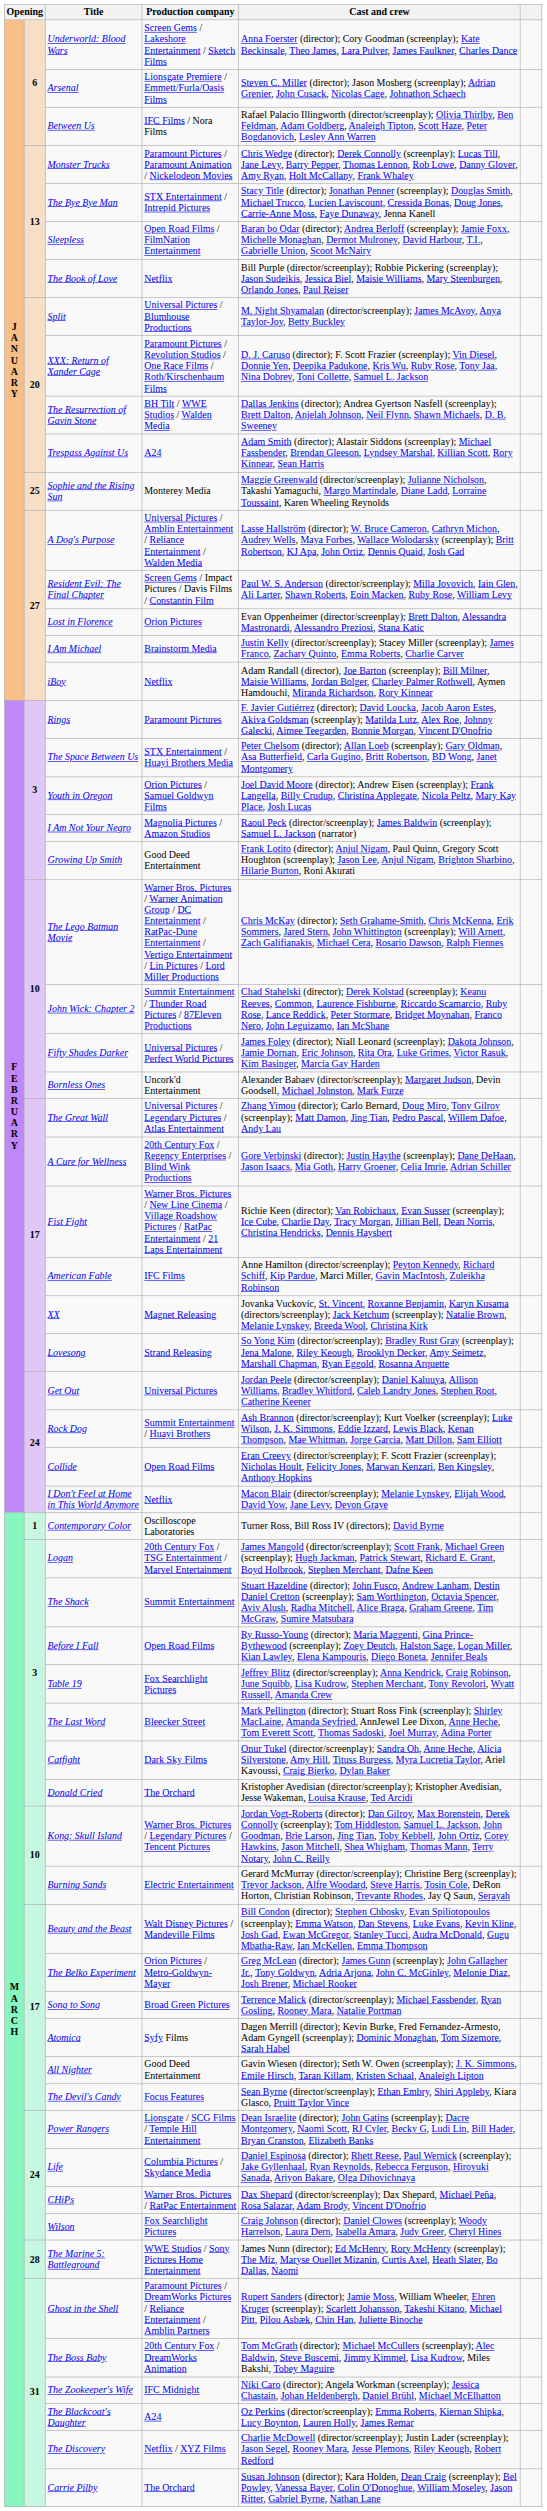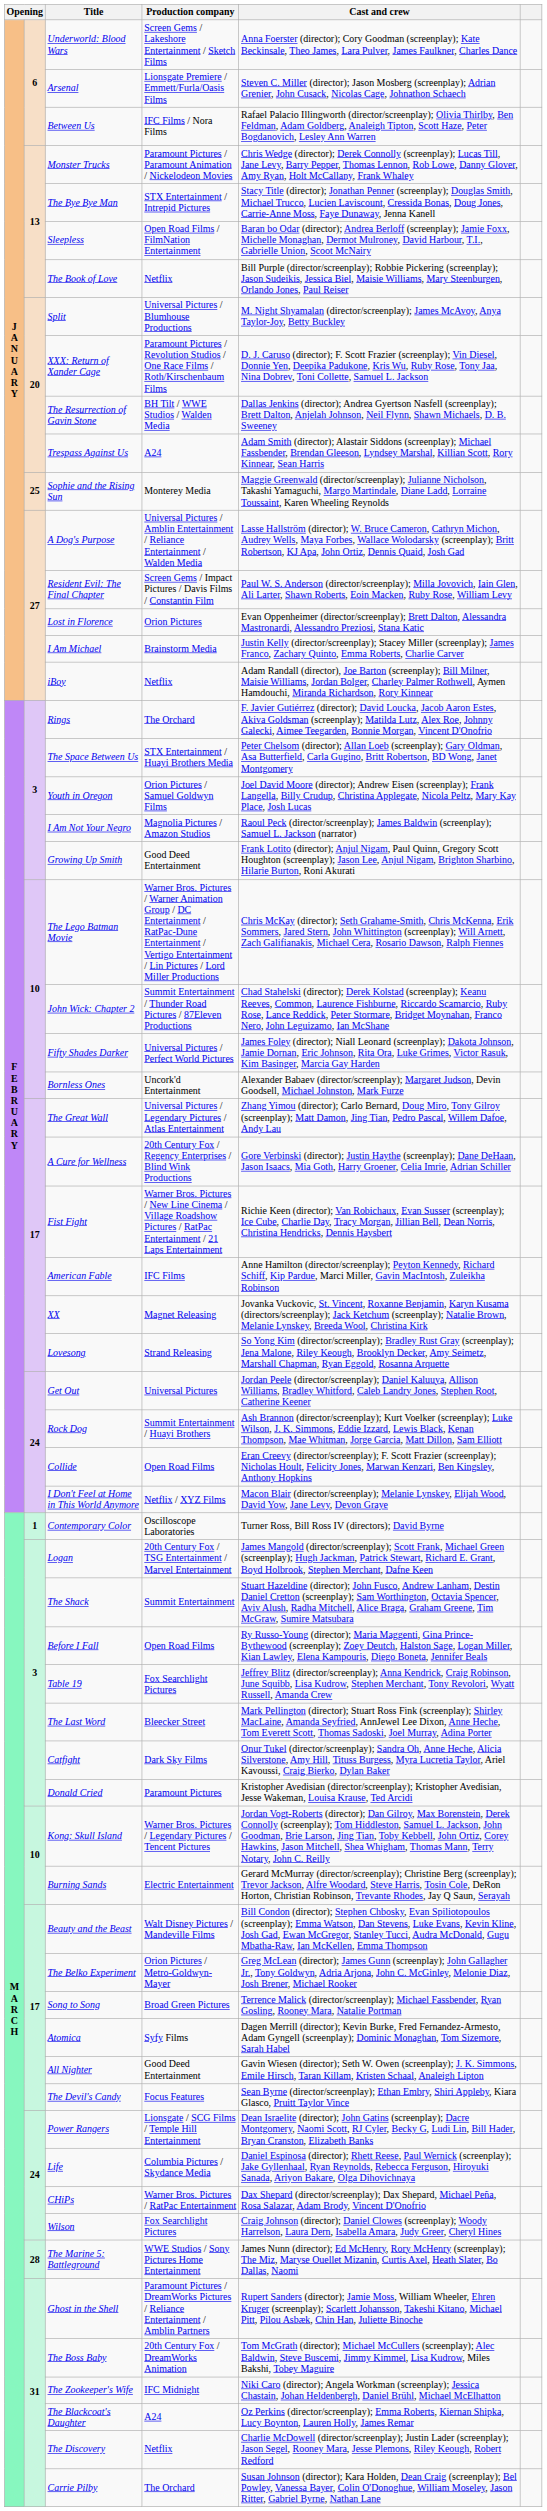(183, 719) Paramount Pictures -> (170, 719) The Orchard
(158, 1499) Netflix -> (185, 1499) Netflix / XYZ Films
(170, 1792) The Orchard -> (183, 1792) Paramount Pictures
(185, 2449) Netflix / XYZ Films -> (158, 2449) Netflix
